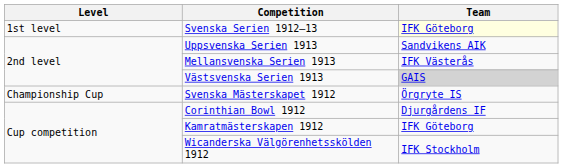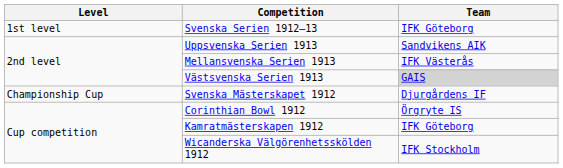(437, 29) lightyellow background -> (437, 29) no background
(431, 94) Örgryte IS -> (443, 94) Djurgårdens IF
(443, 110) Djurgårdens IF -> (431, 110) Örgryte IS
